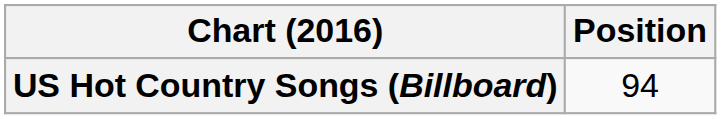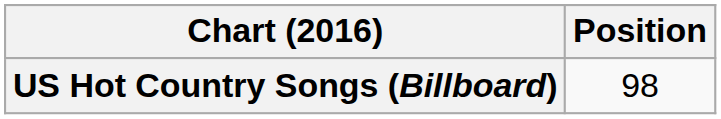(640, 85) 94 -> (640, 85) 98
